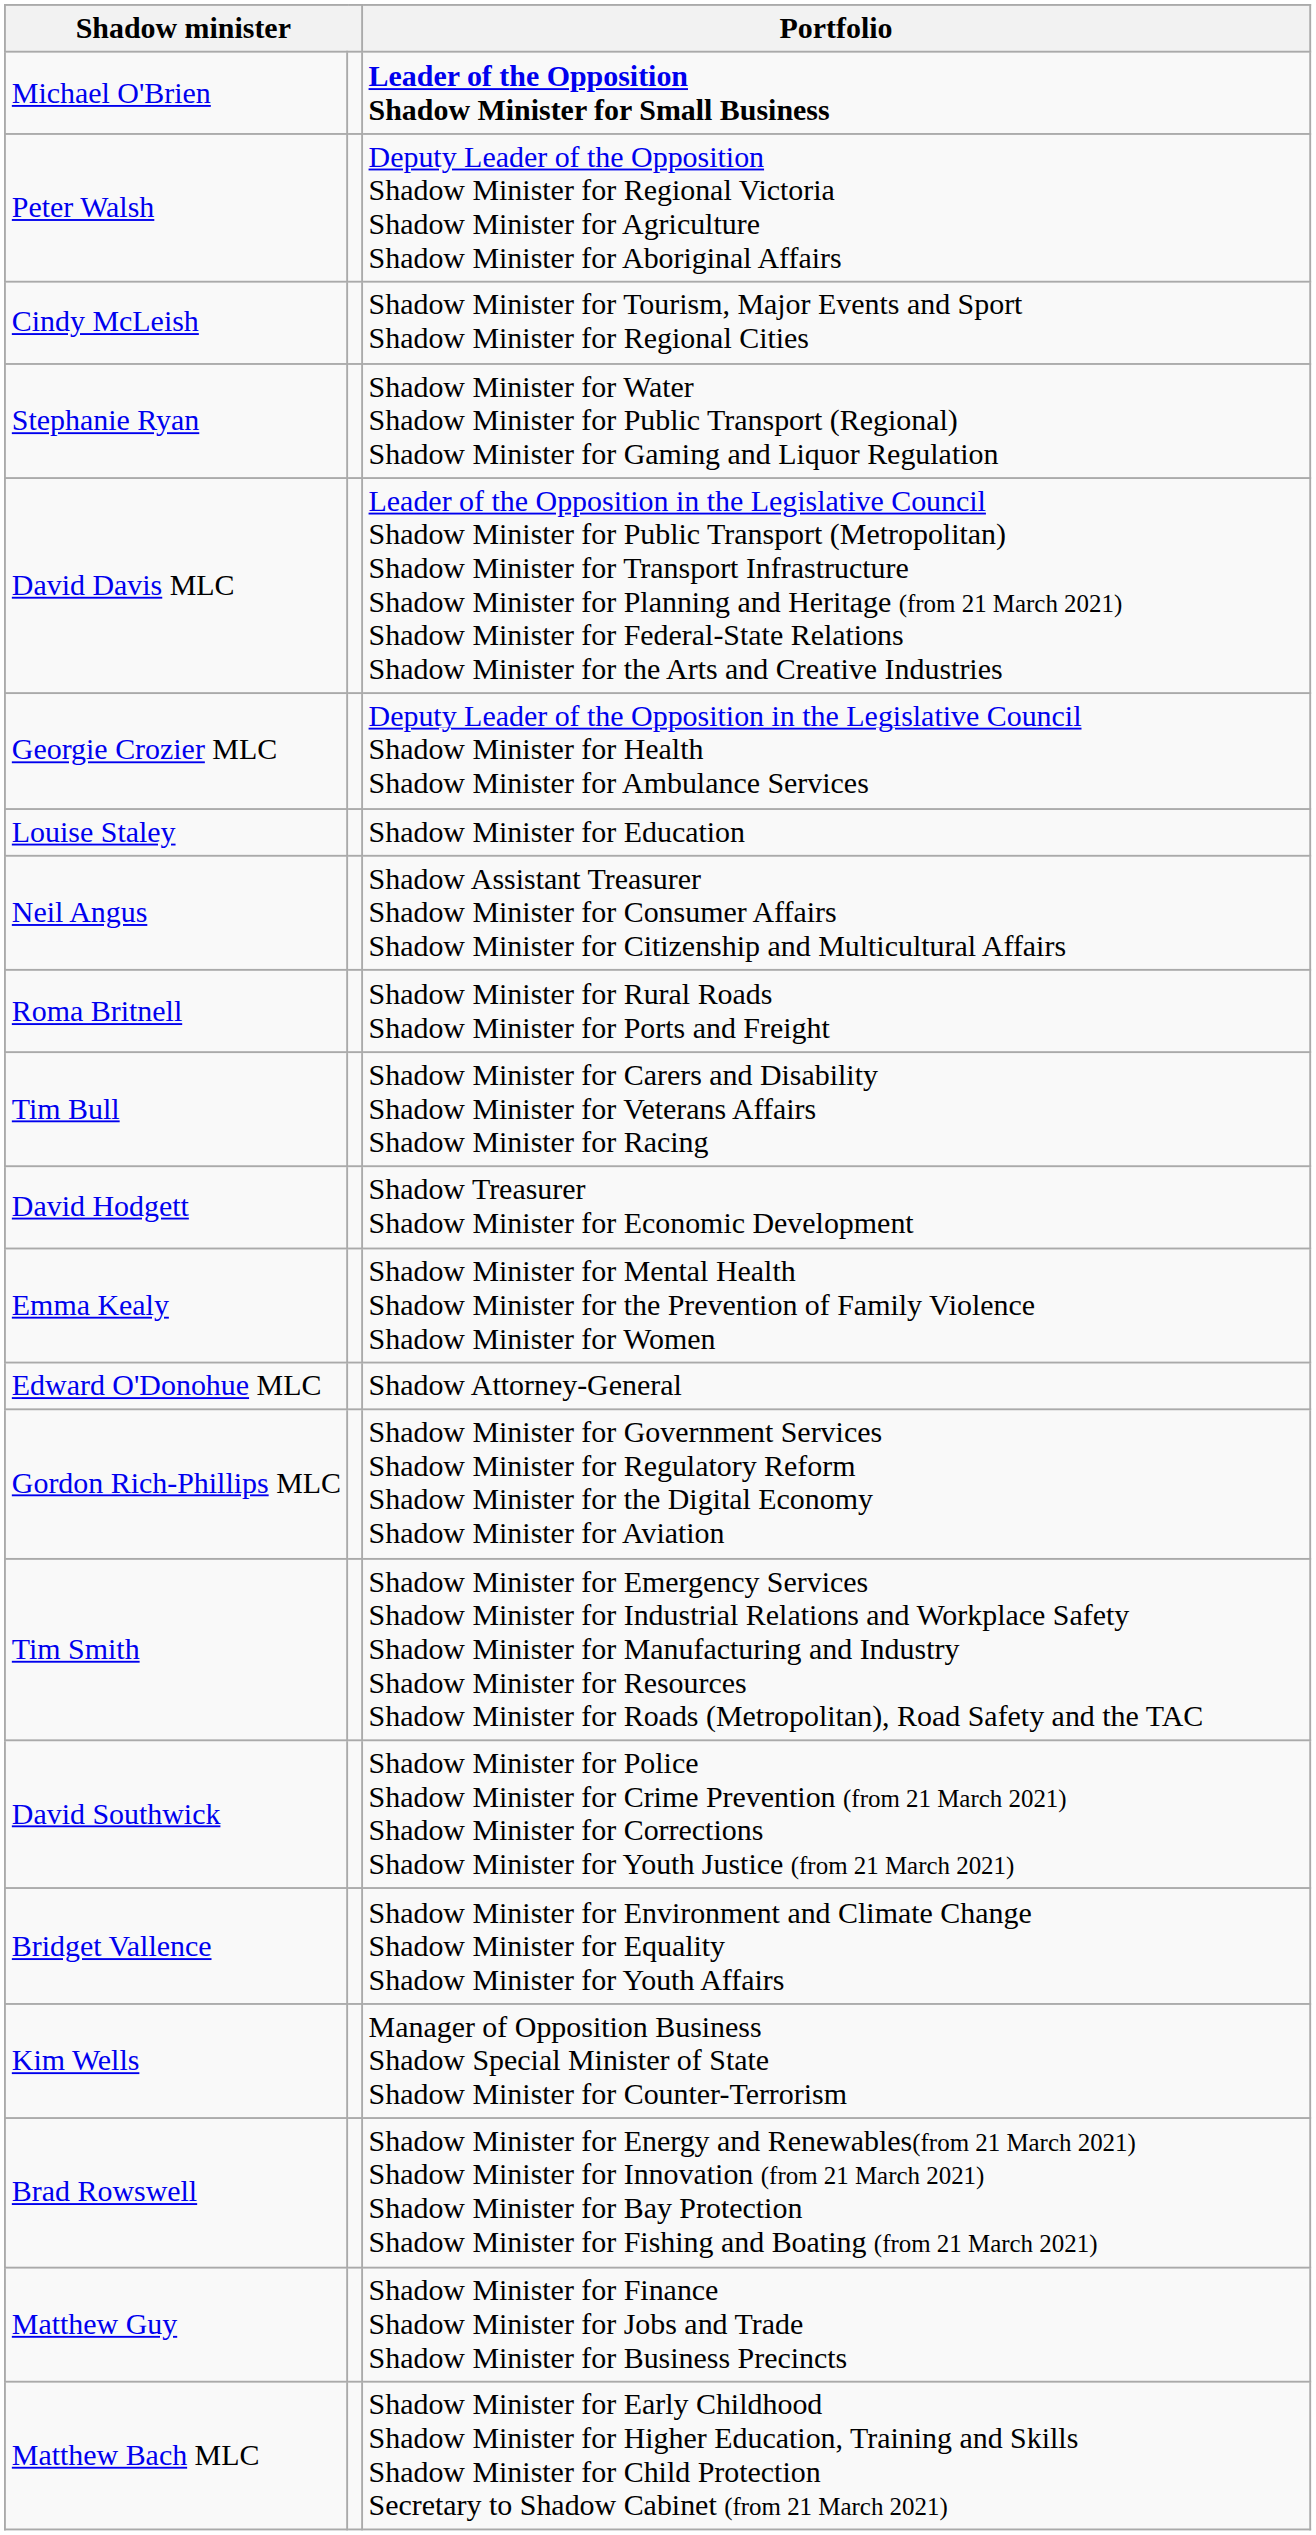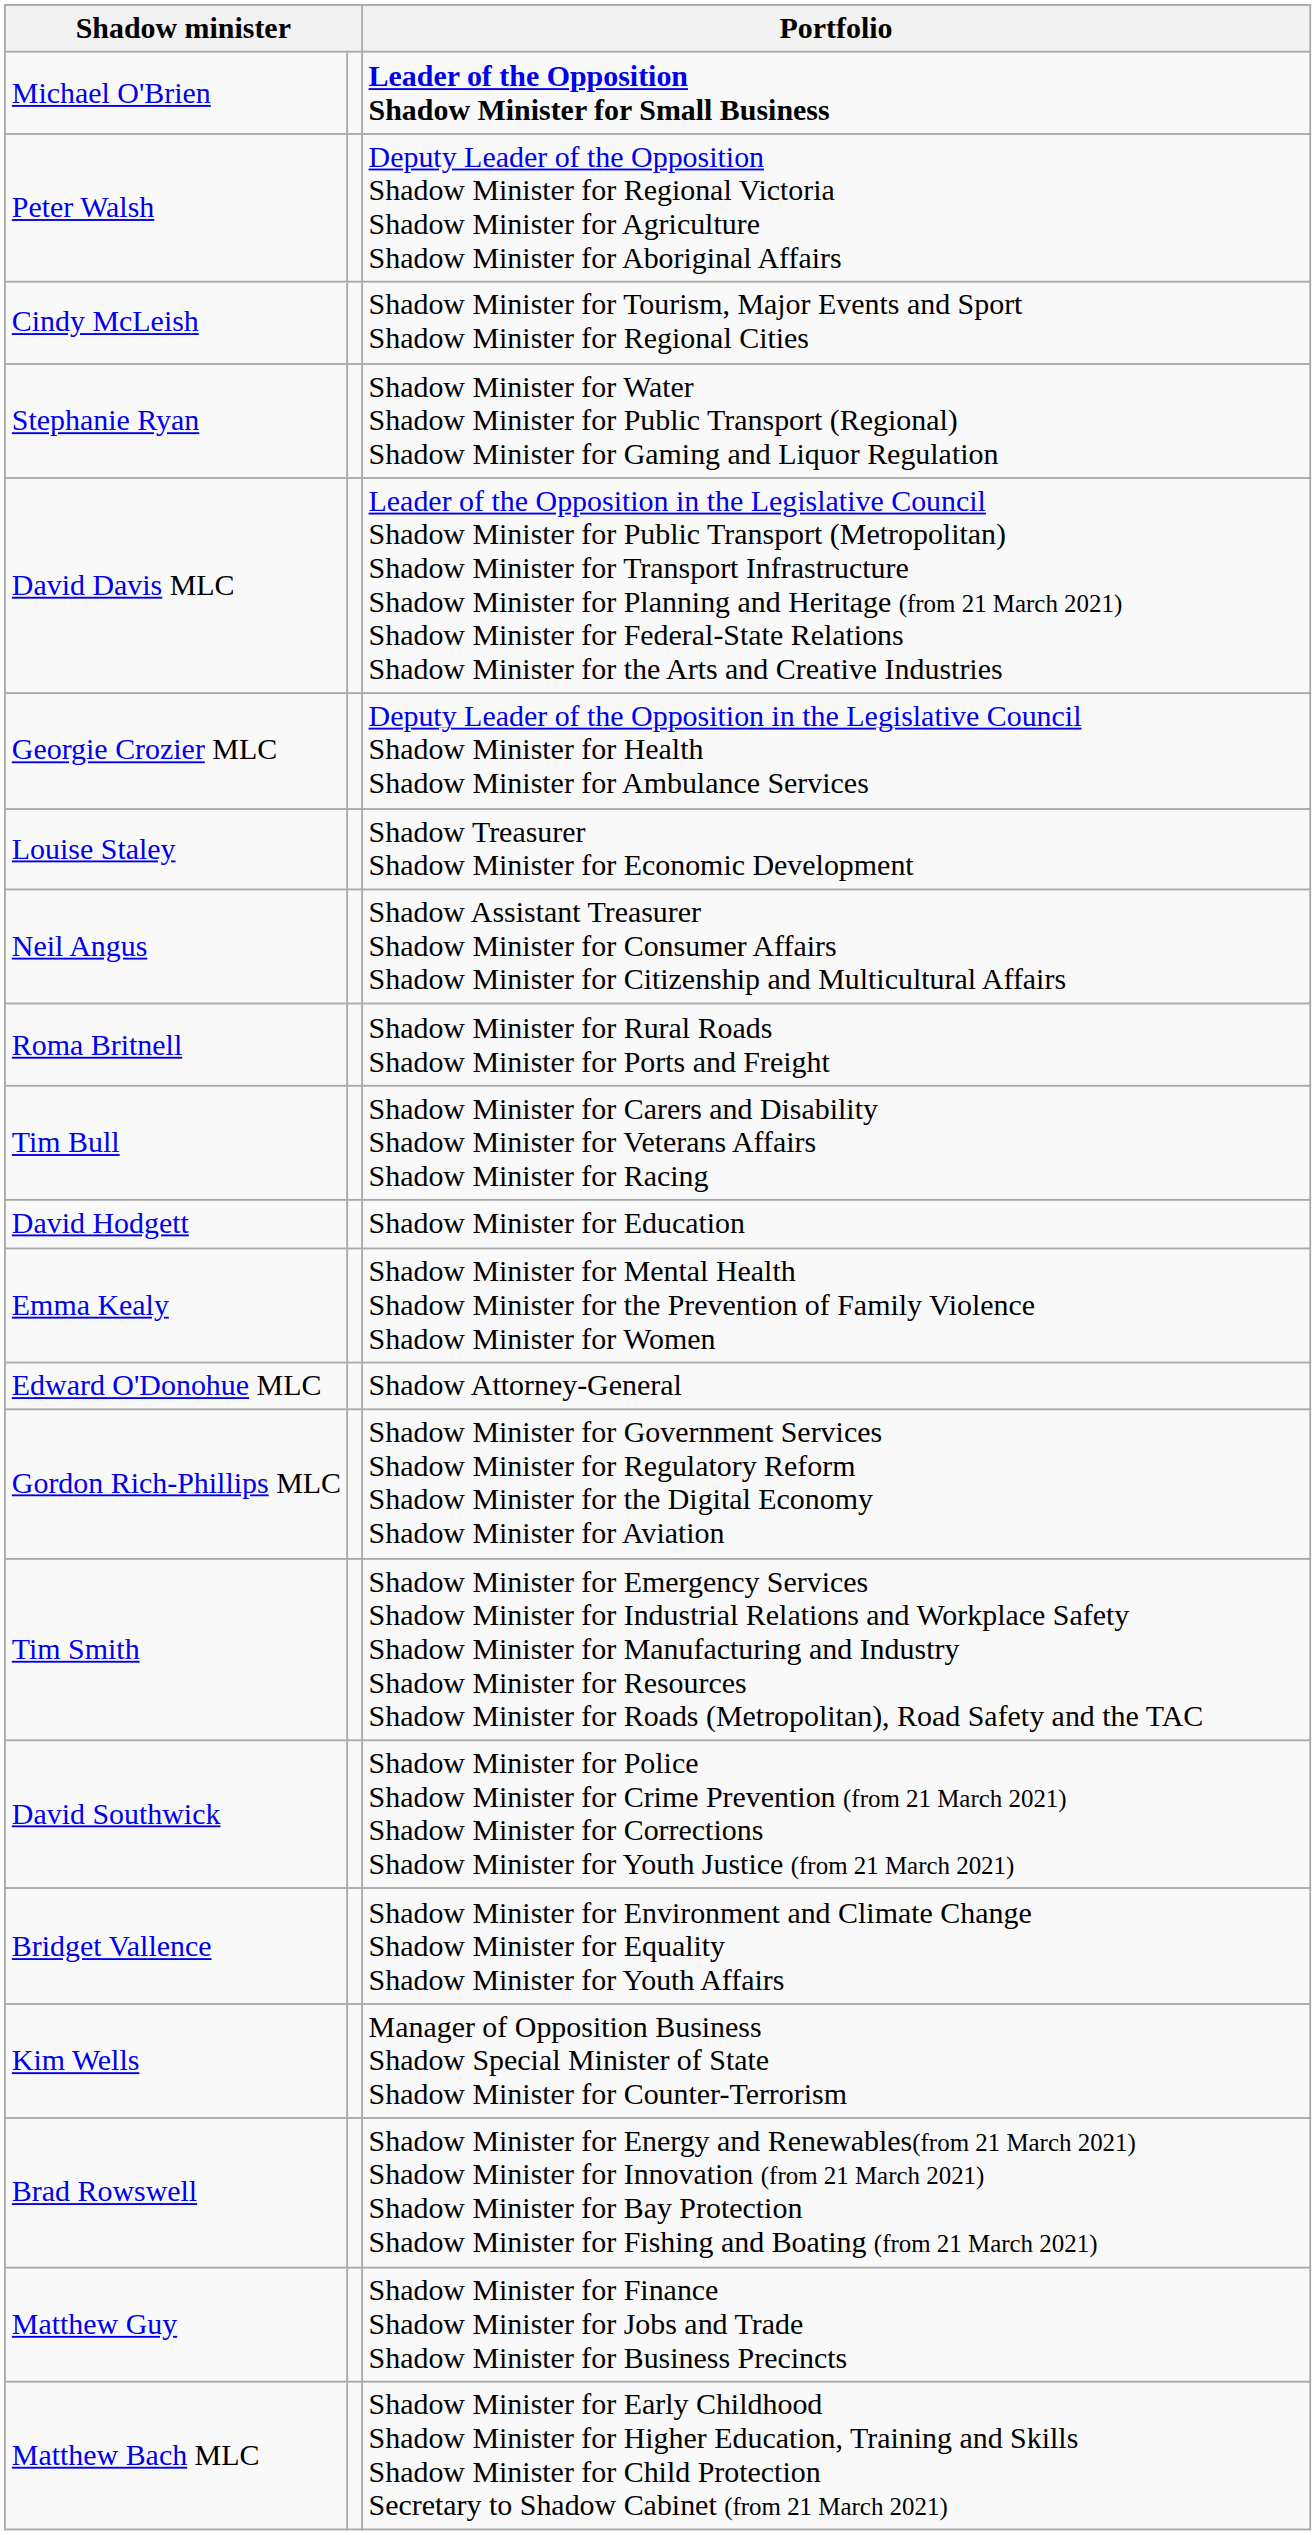(557, 831) Shadow Minister for Education -> (641, 848) Shadow Treasurer Shadow Minister for Economic Development
(641, 1206) Shadow Treasurer Shadow Minister for Economic Development -> (557, 1223) Shadow Minister for Education
